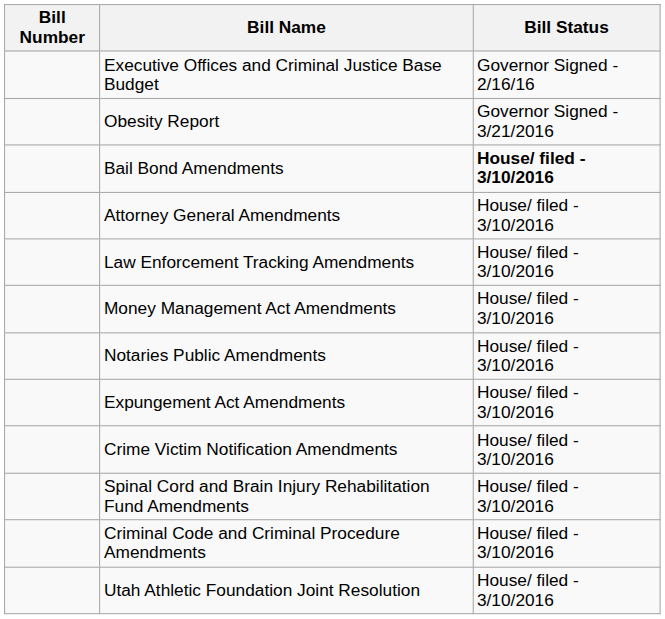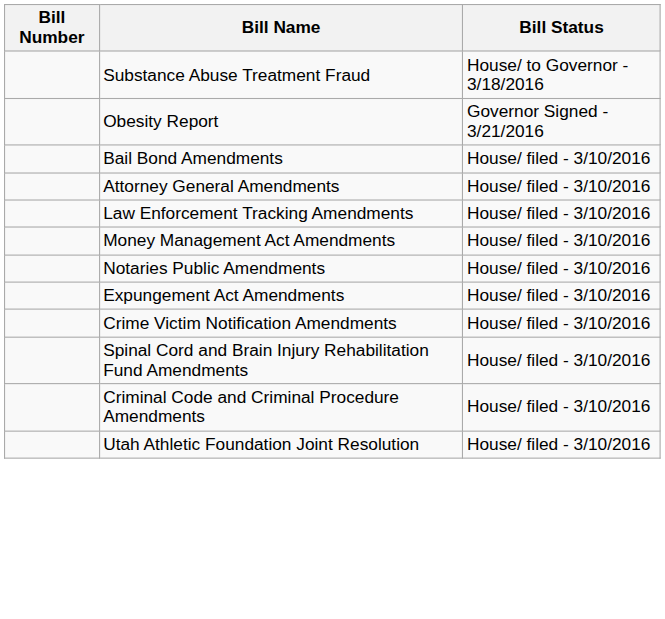- row: (273, 74)
+ row: (237, 74)
(531, 168) bold -> (559, 158) normal
